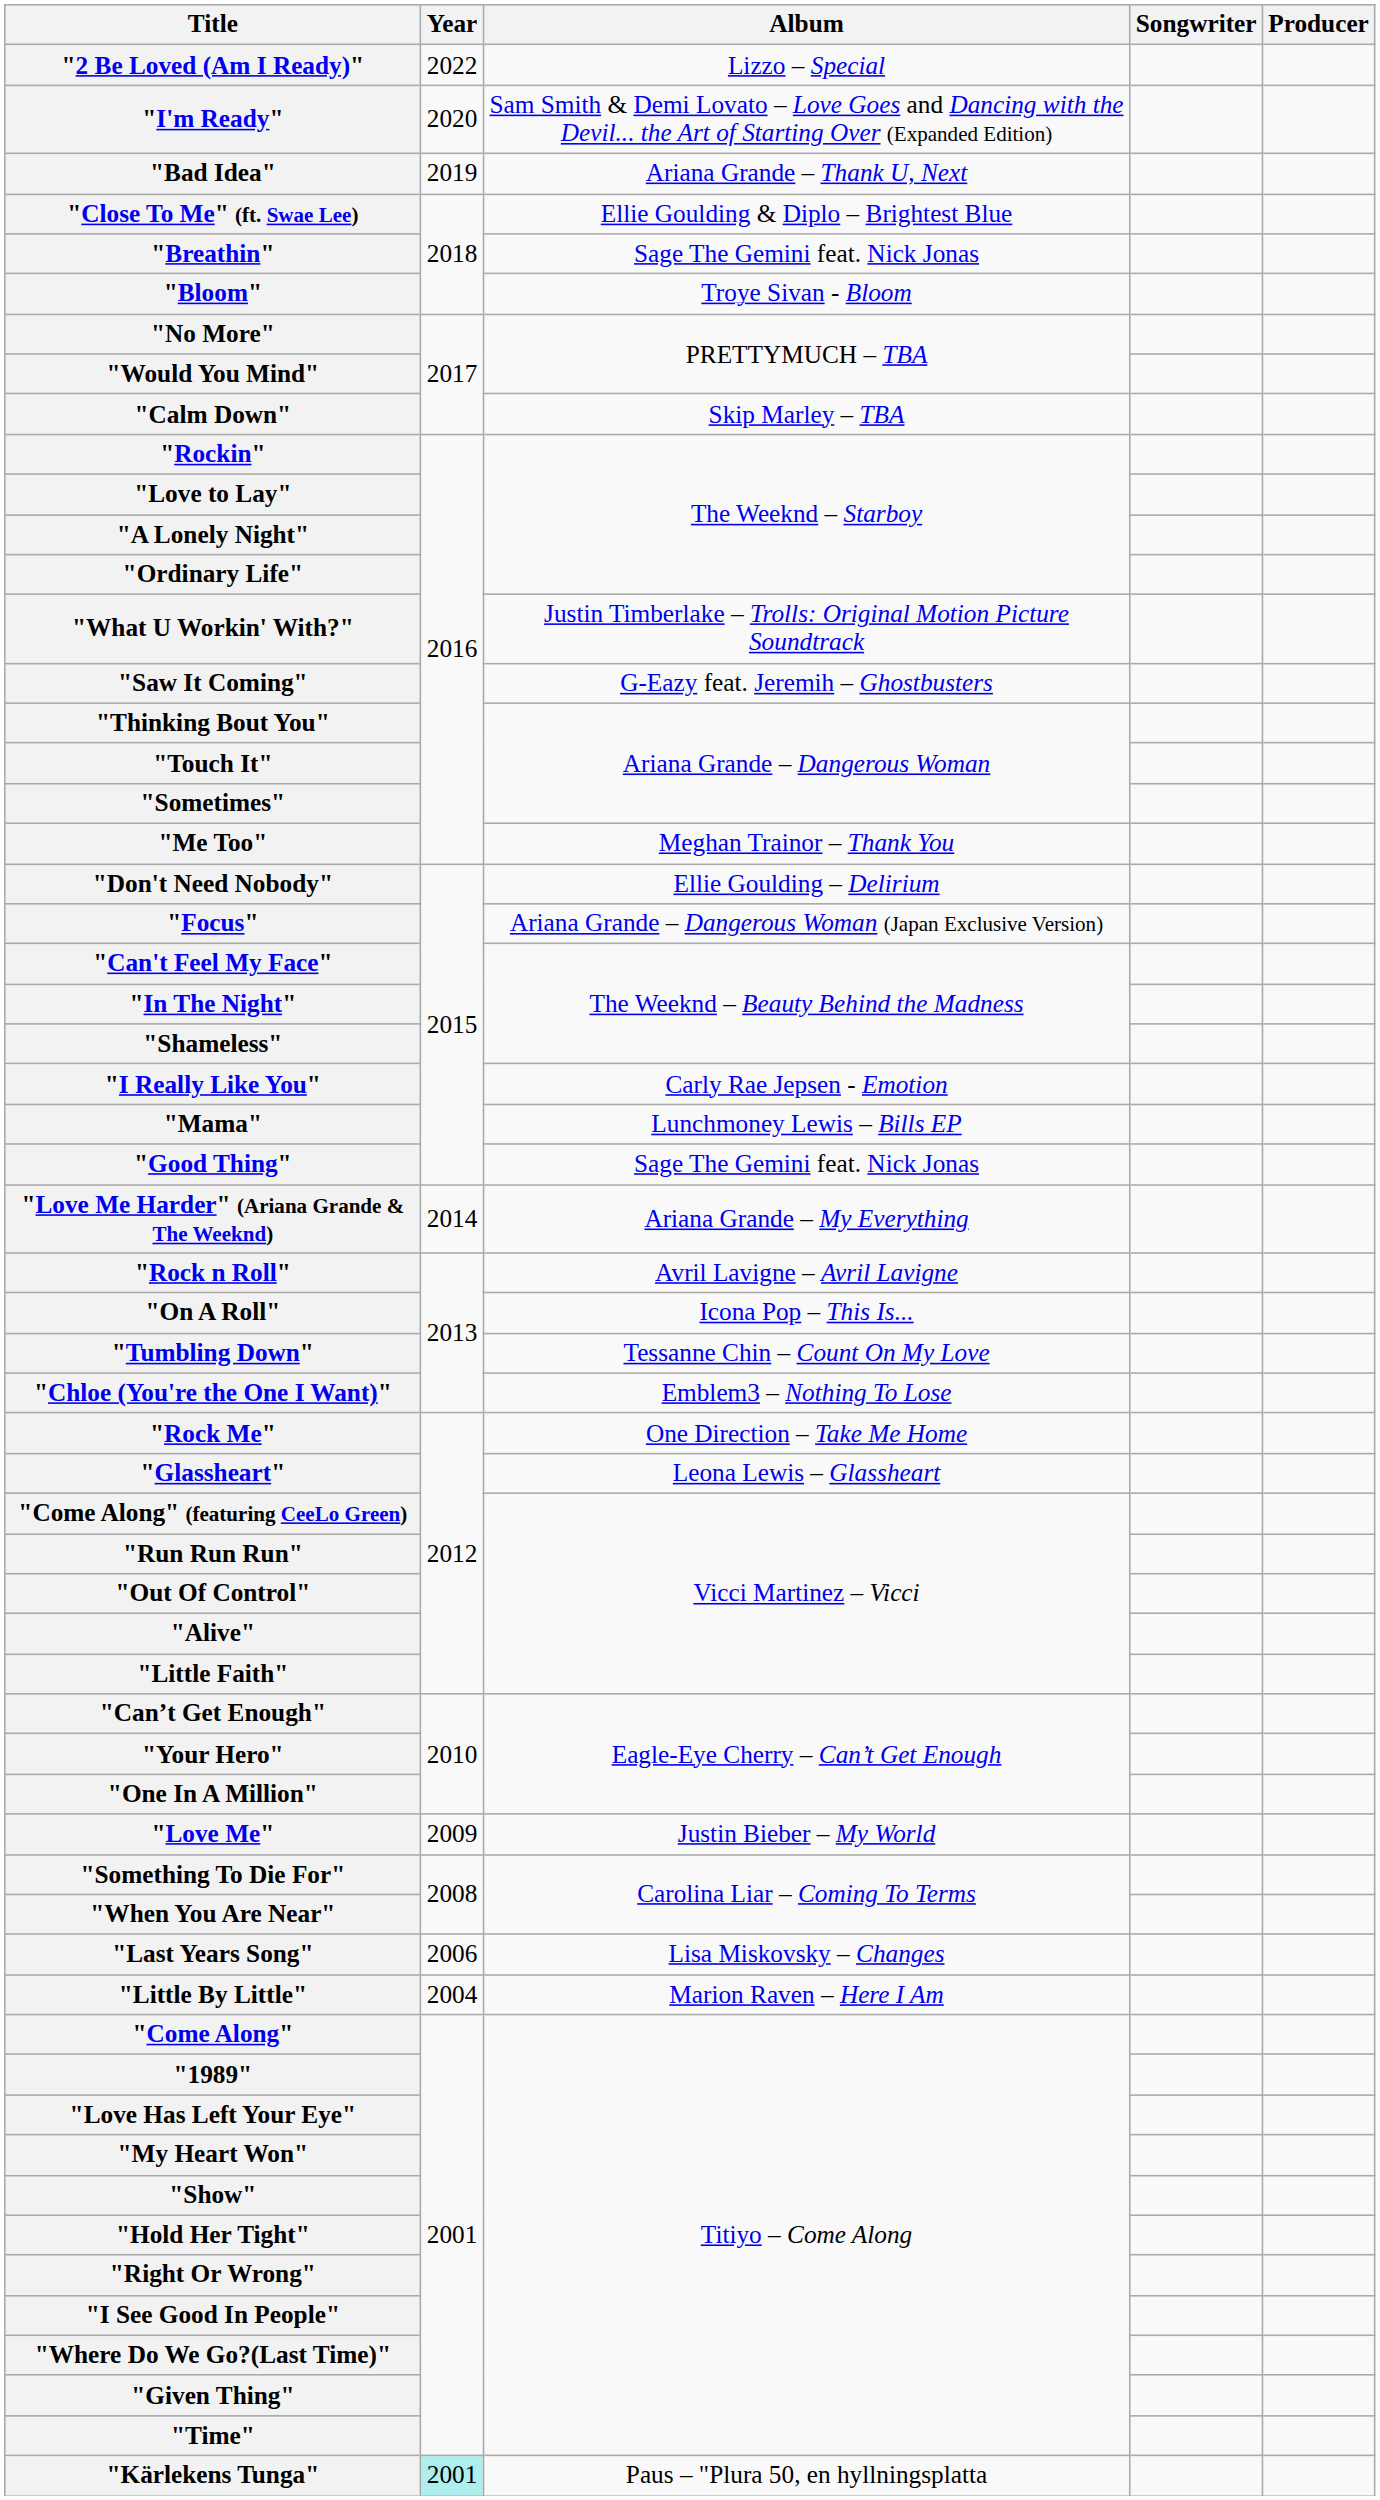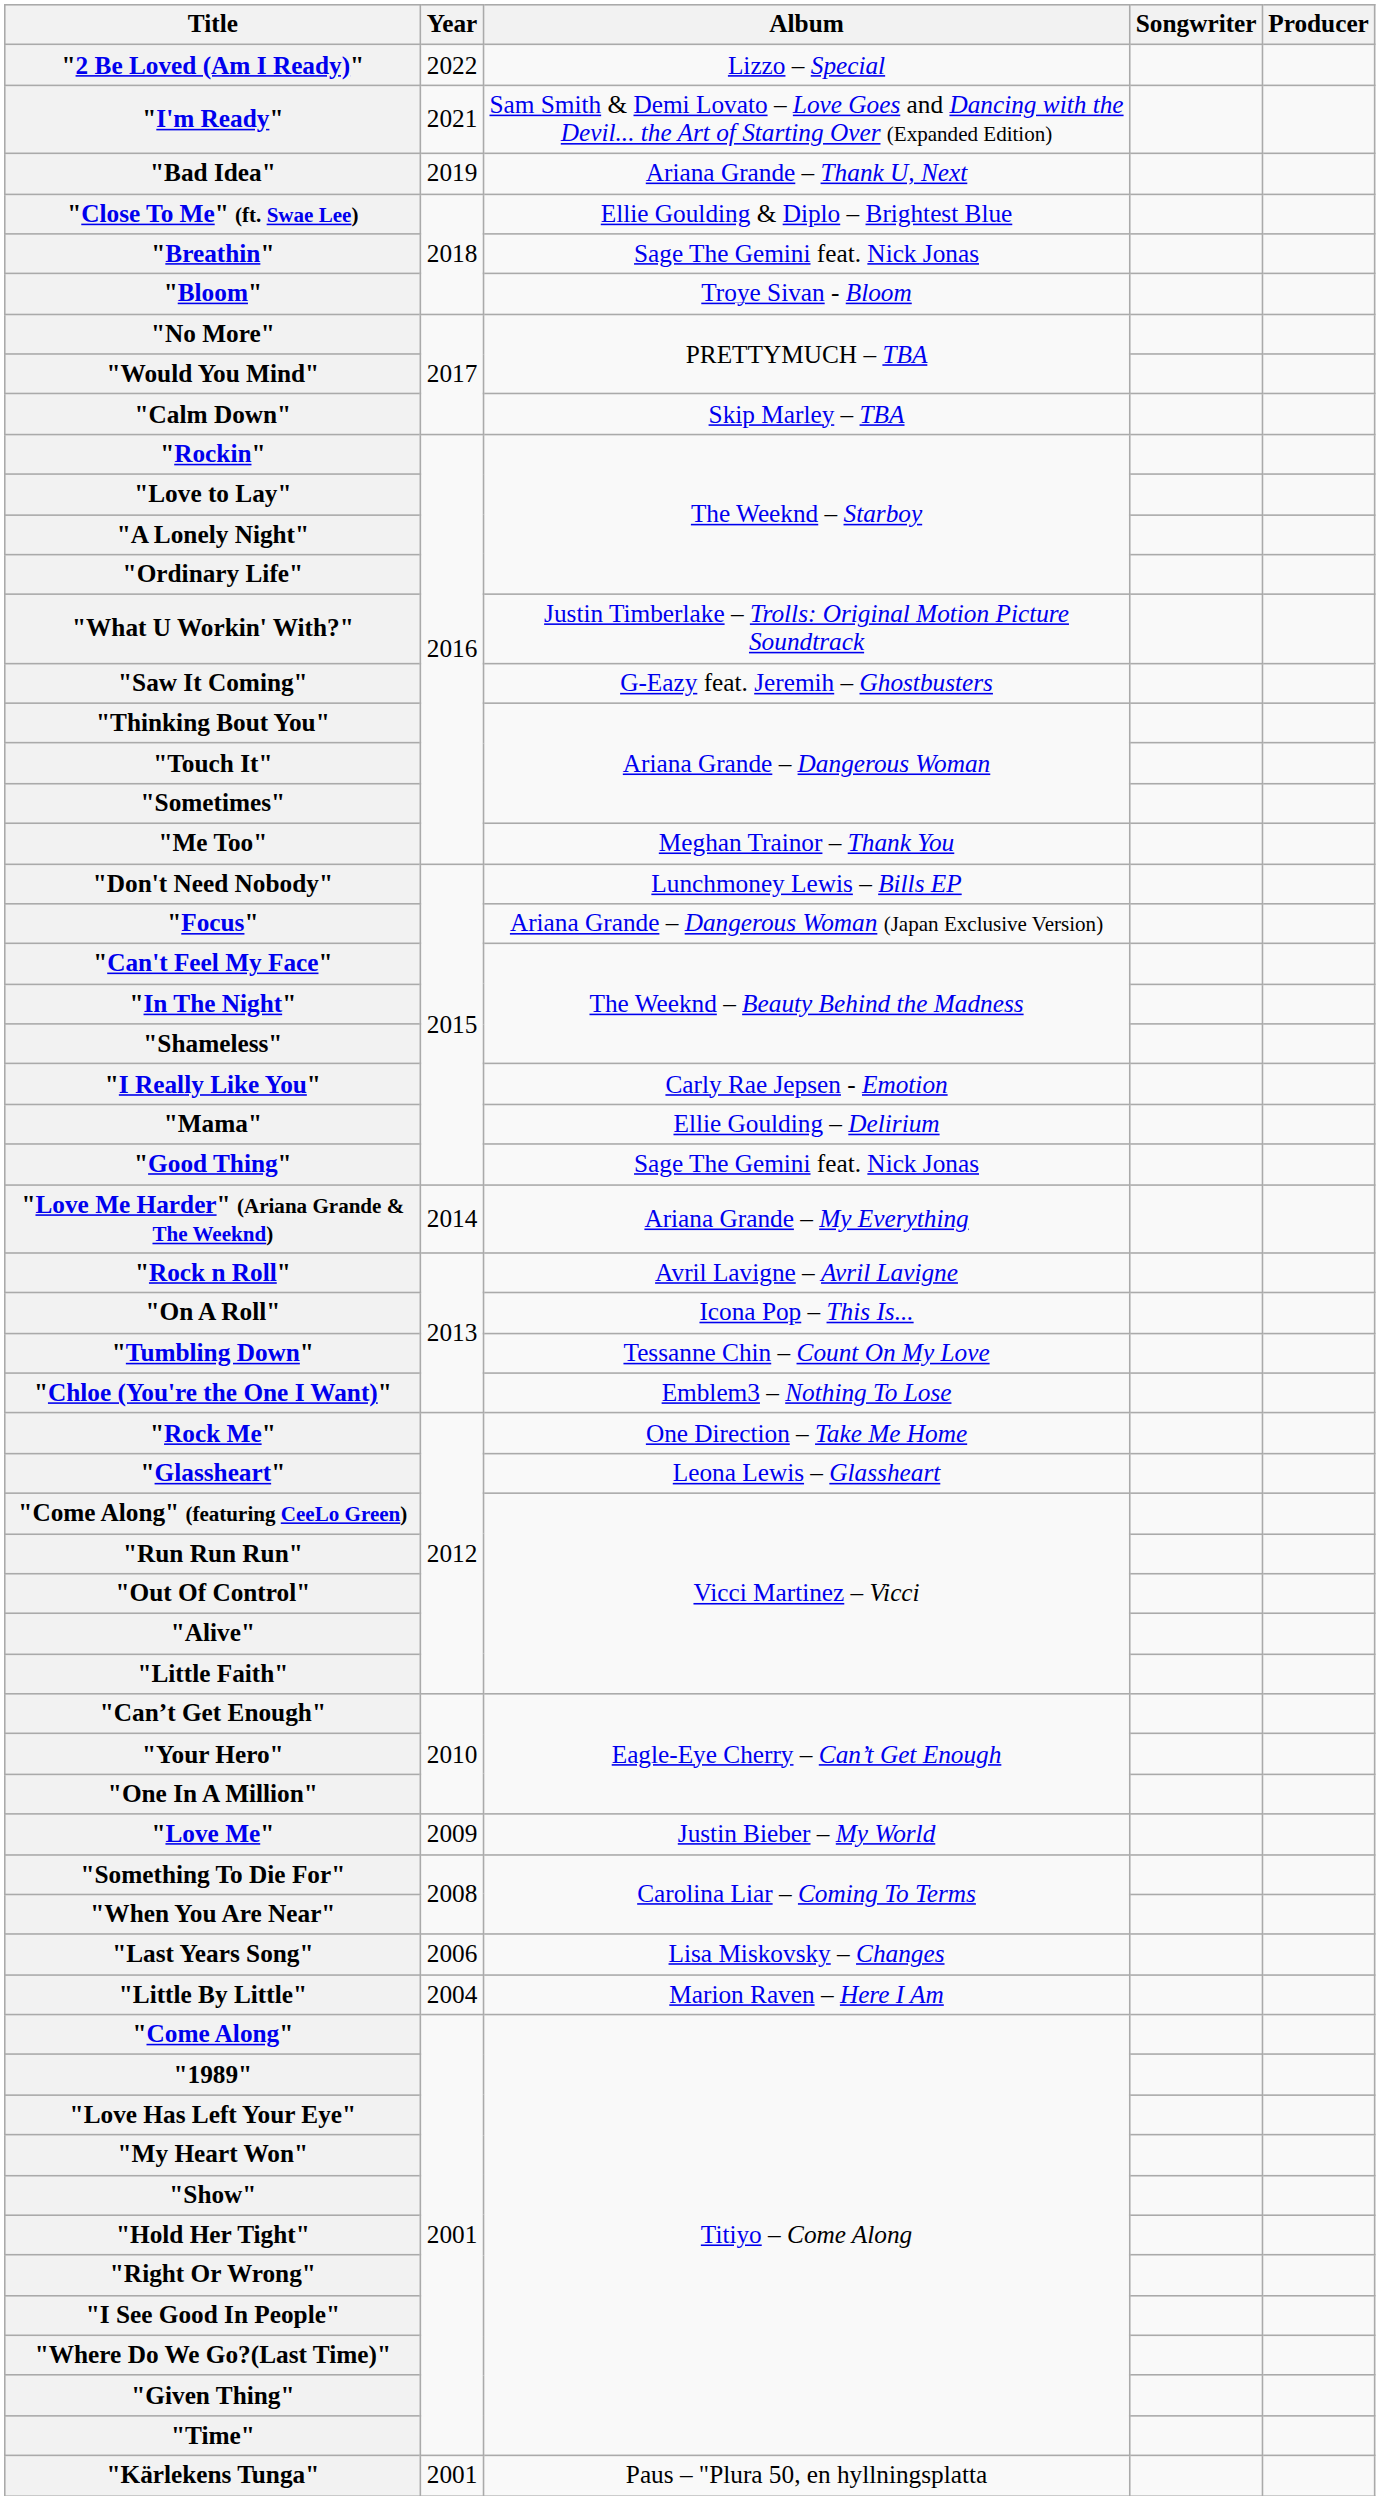(452, 118) 2020 -> (452, 118) 2021
(807, 883) Ellie Goulding – Delirium -> (807, 883) Lunchmoney Lewis – Bills EP
(807, 1123) Lunchmoney Lewis – Bills EP -> (807, 1123) Ellie Goulding – Delirium
(452, 2475) paleturquoise background -> (452, 2475) no background
